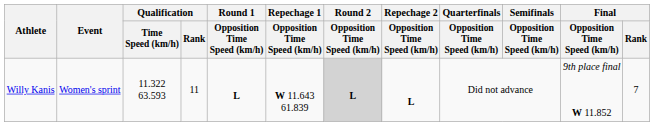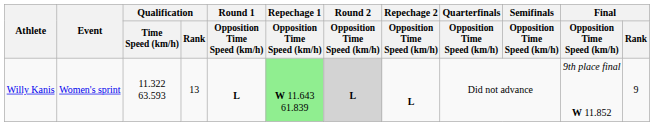(194, 90) 11 -> (194, 90) 13
(295, 102) no background -> (295, 102) lightgreen background
(636, 90) 7 -> (636, 90) 9
